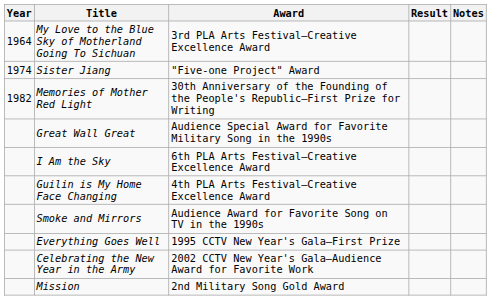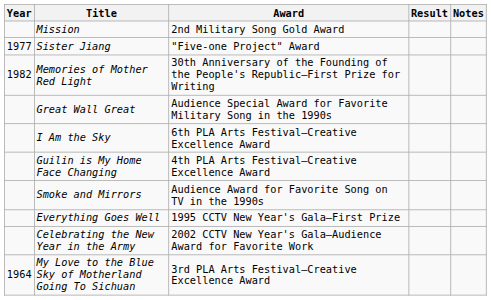rows swapped: (95, 41) <-> (58, 287)
(19, 70) 1974 -> (19, 46) 1977
